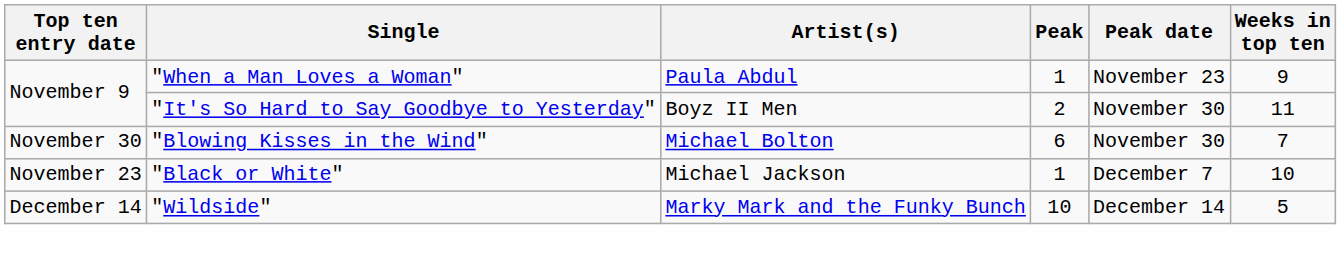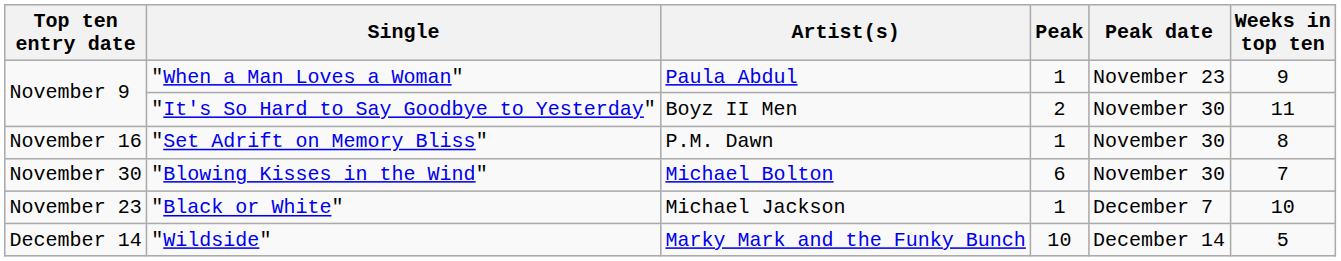+ row: (319, 142)
